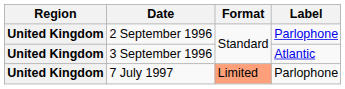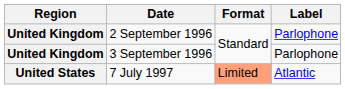(295, 53) Atlantic -> (306, 53) Parlophone
(55, 73) United Kingdom -> (55, 73) United States
(306, 73) Parlophone -> (295, 73) Atlantic
